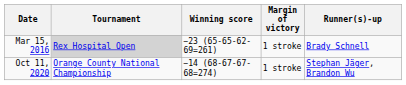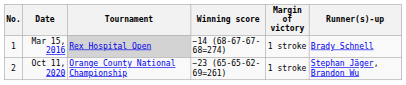+ column: (14, 20)
(217, 47) −23 (65-65-62-69=261) -> (226, 47) −14 (68-67-67-68=274)
(217, 69) −14 (68-67-67-68=274) -> (226, 69) −23 (65-65-62-69=261)
